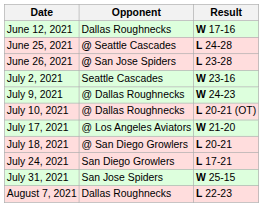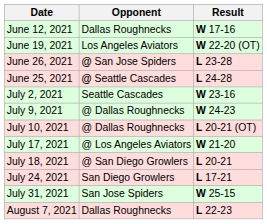+ row: (40, 45)
rows swapped: (40, 45) <-> (40, 62)
